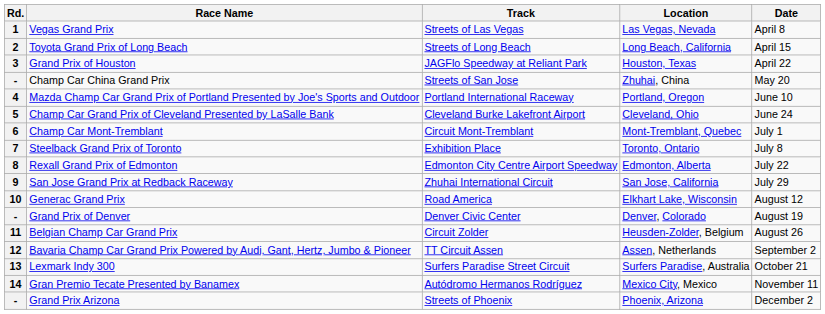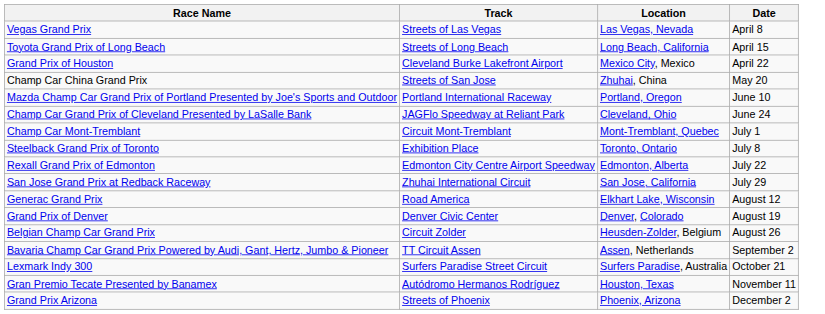- column: (16, 12)
(506, 63) JAGFlo Speedway at Reliant Park -> (482, 63) Cleveland Burke Lakefront Airport
(659, 63) Houston, Texas -> (647, 63) Mexico City, Mexico
(505, 114) Cleveland Burke Lakefront Airport -> (483, 114) JAGFlo Speedway at Reliant Park
(670, 283) Mexico City, Mexico -> (637, 283) Houston, Texas
